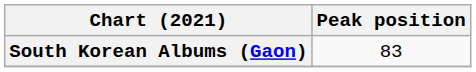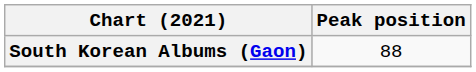(391, 51) 83 -> (391, 51) 88
